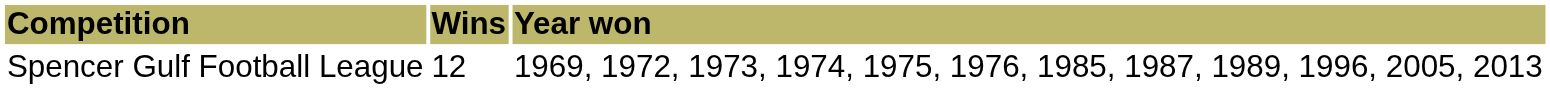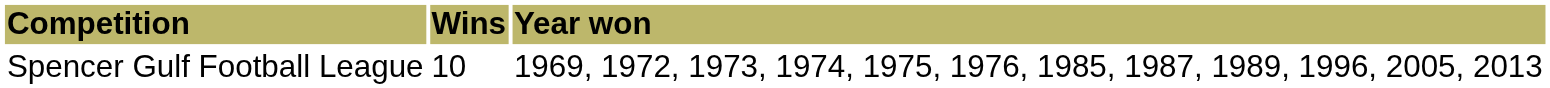(449, 67) 12 -> (449, 67) 10
